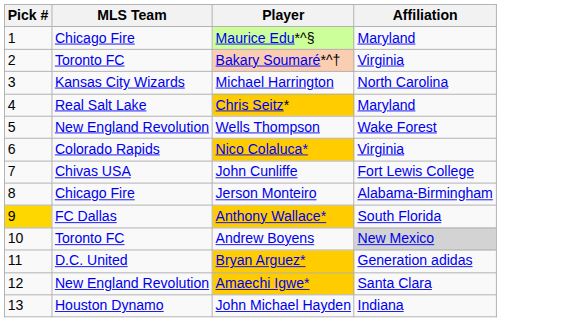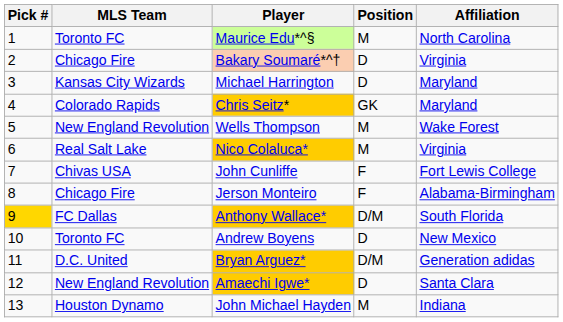+ column: (385, 15)
(95, 37) Chicago Fire -> (90, 37) Toronto FC
(386, 37) Maryland -> (465, 37) North Carolina
(90, 60) Toronto FC -> (95, 60) Chicago Fire
(403, 82) North Carolina -> (448, 82) Maryland
(101, 104) Real Salt Lake -> (107, 104) Colorado Rapids
(107, 149) Colorado Rapids -> (101, 149) Real Salt Lake
(396, 238) lightgrey background -> (458, 238) no background
